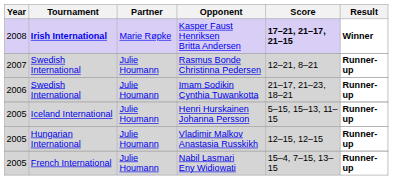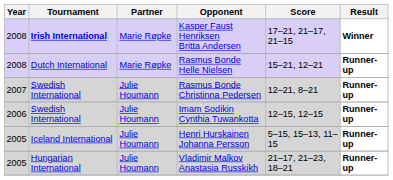(297, 36) bold -> (297, 36) normal
+ row: (210, 66)
(297, 90) 21–17, 21–23, 18–21 -> (295, 115) 12–15, 12–15
(295, 139) 12–15, 12–15 -> (297, 163) 21–17, 21–23, 18–21
- row: (207, 163)
